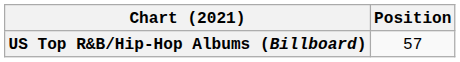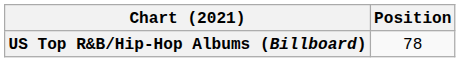(413, 44) 57 -> (413, 44) 78
